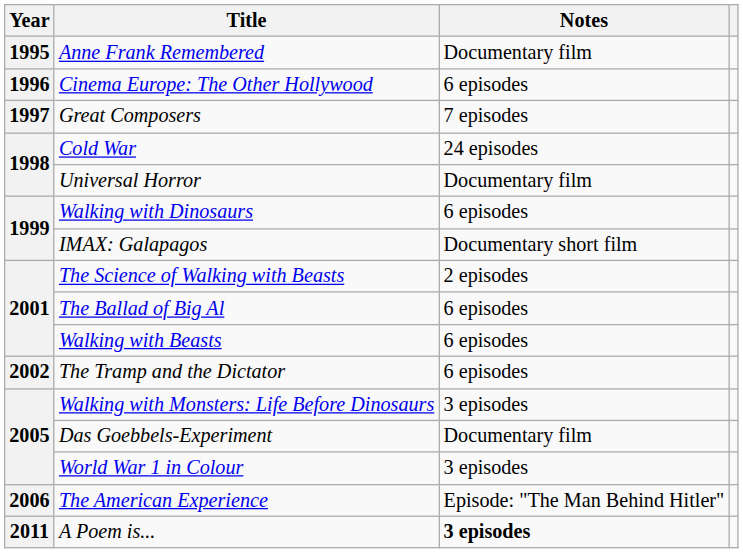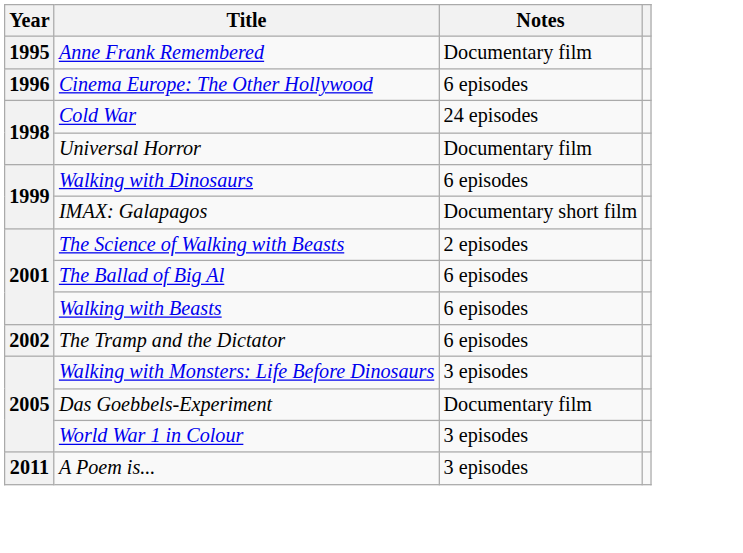- row: (130, 116)
- row: (163, 500)
(487, 532) bold -> (486, 468) normal
